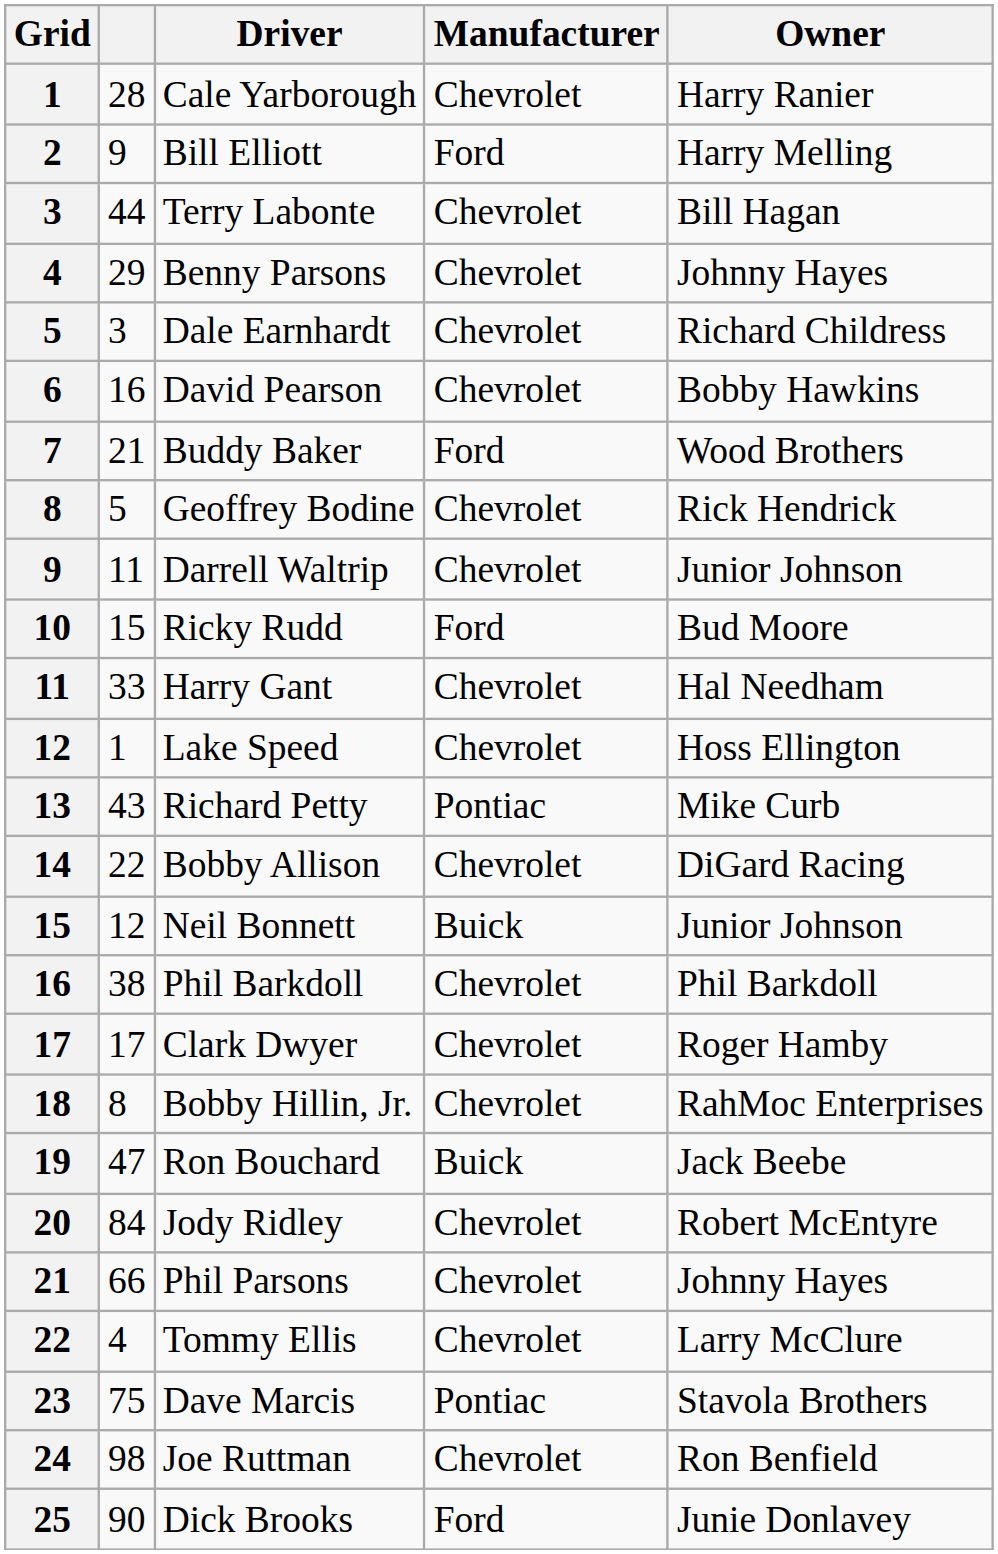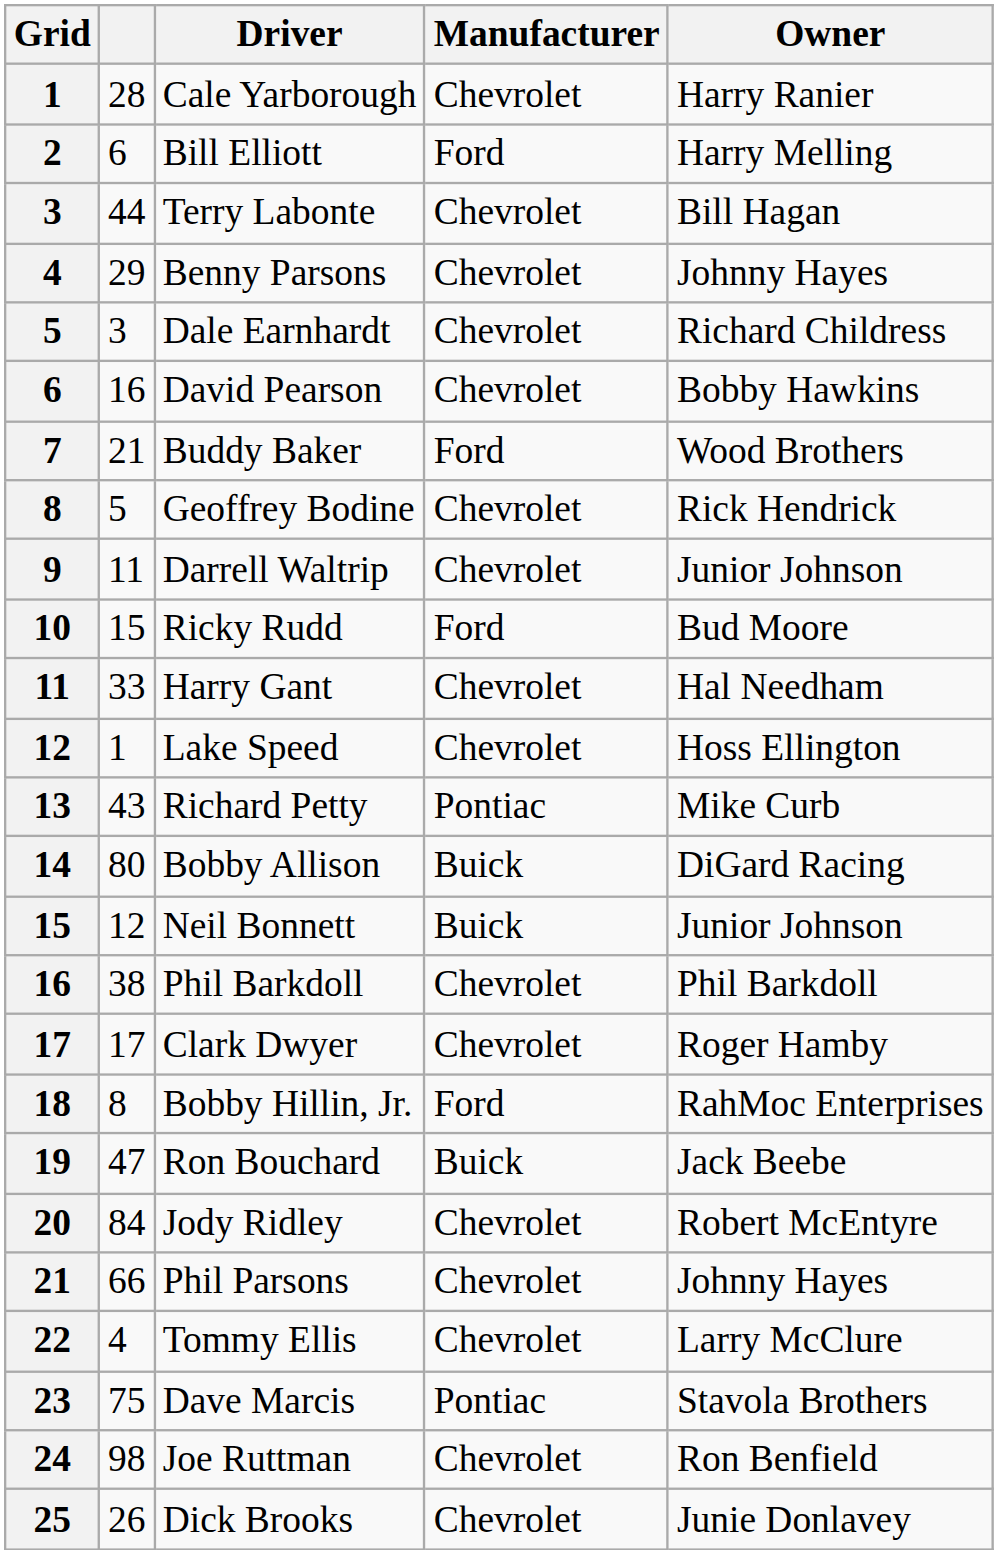(117, 152) 9 -> (117, 152) 6
(127, 865) 22 -> (127, 865) 80
(508, 865) Chevrolet -> (478, 865) Buick
(508, 1102) Chevrolet -> (469, 1102) Ford
(127, 1518) 90 -> (127, 1518) 26
(469, 1518) Ford -> (508, 1518) Chevrolet
